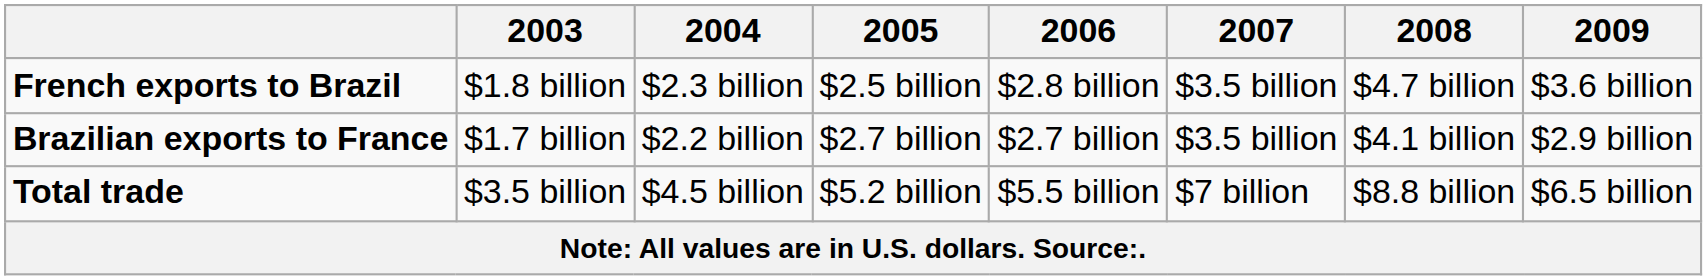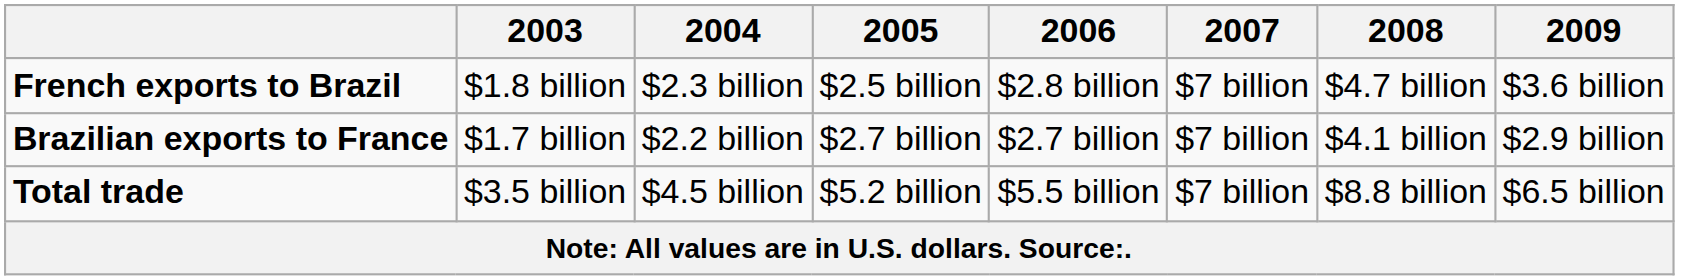(1256, 85) $3.5 billion -> (1242, 85) $7 billion
(1256, 138) $3.5 billion -> (1242, 138) $7 billion
